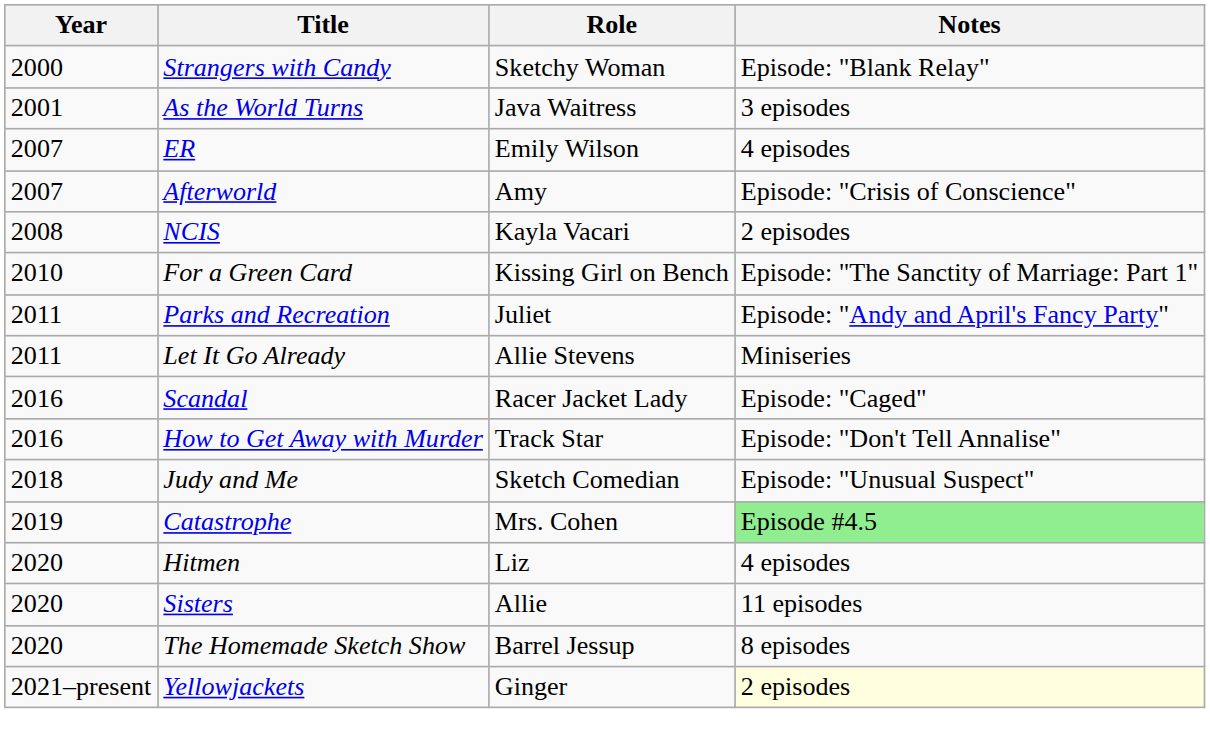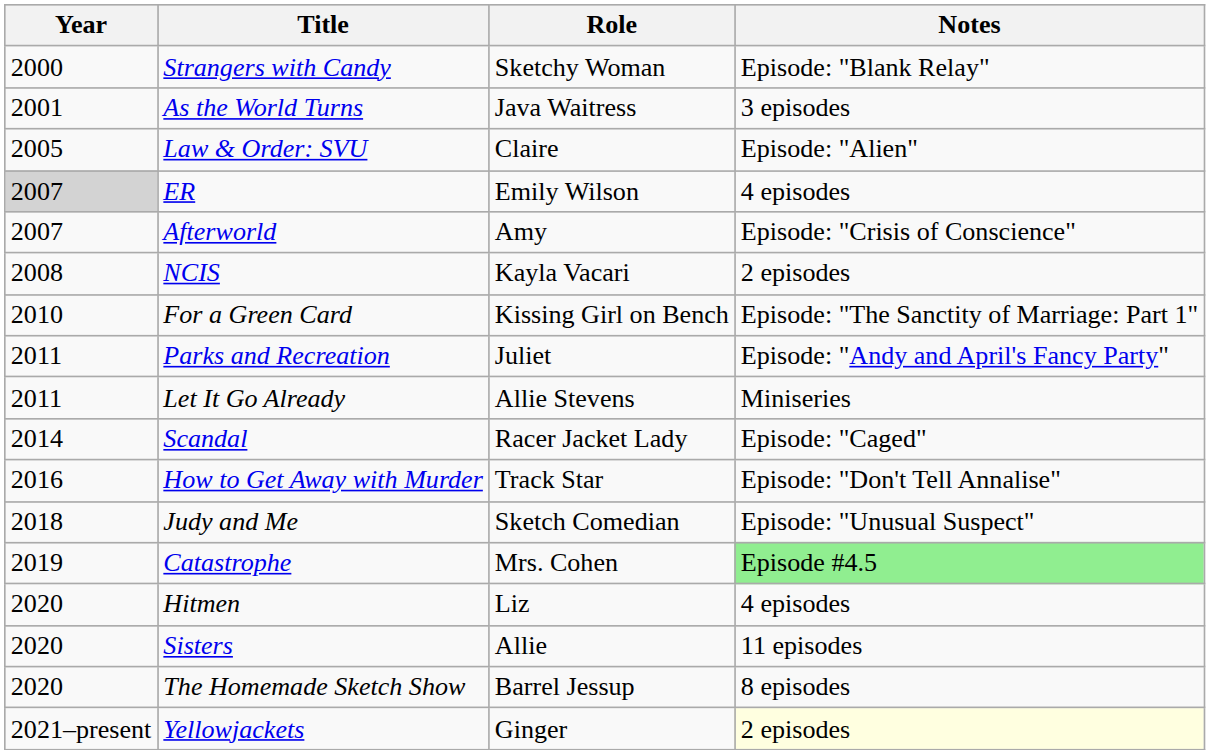+ row: (265, 149)
(37, 149) no background -> (37, 190) lightgrey background
(37, 397) 2016 -> (37, 438) 2014
